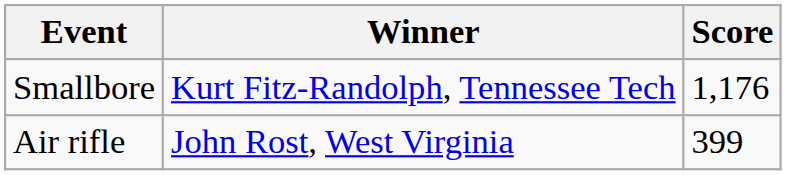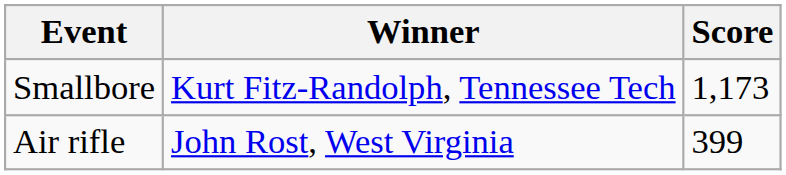(730, 86) 1,176 -> (730, 86) 1,173
